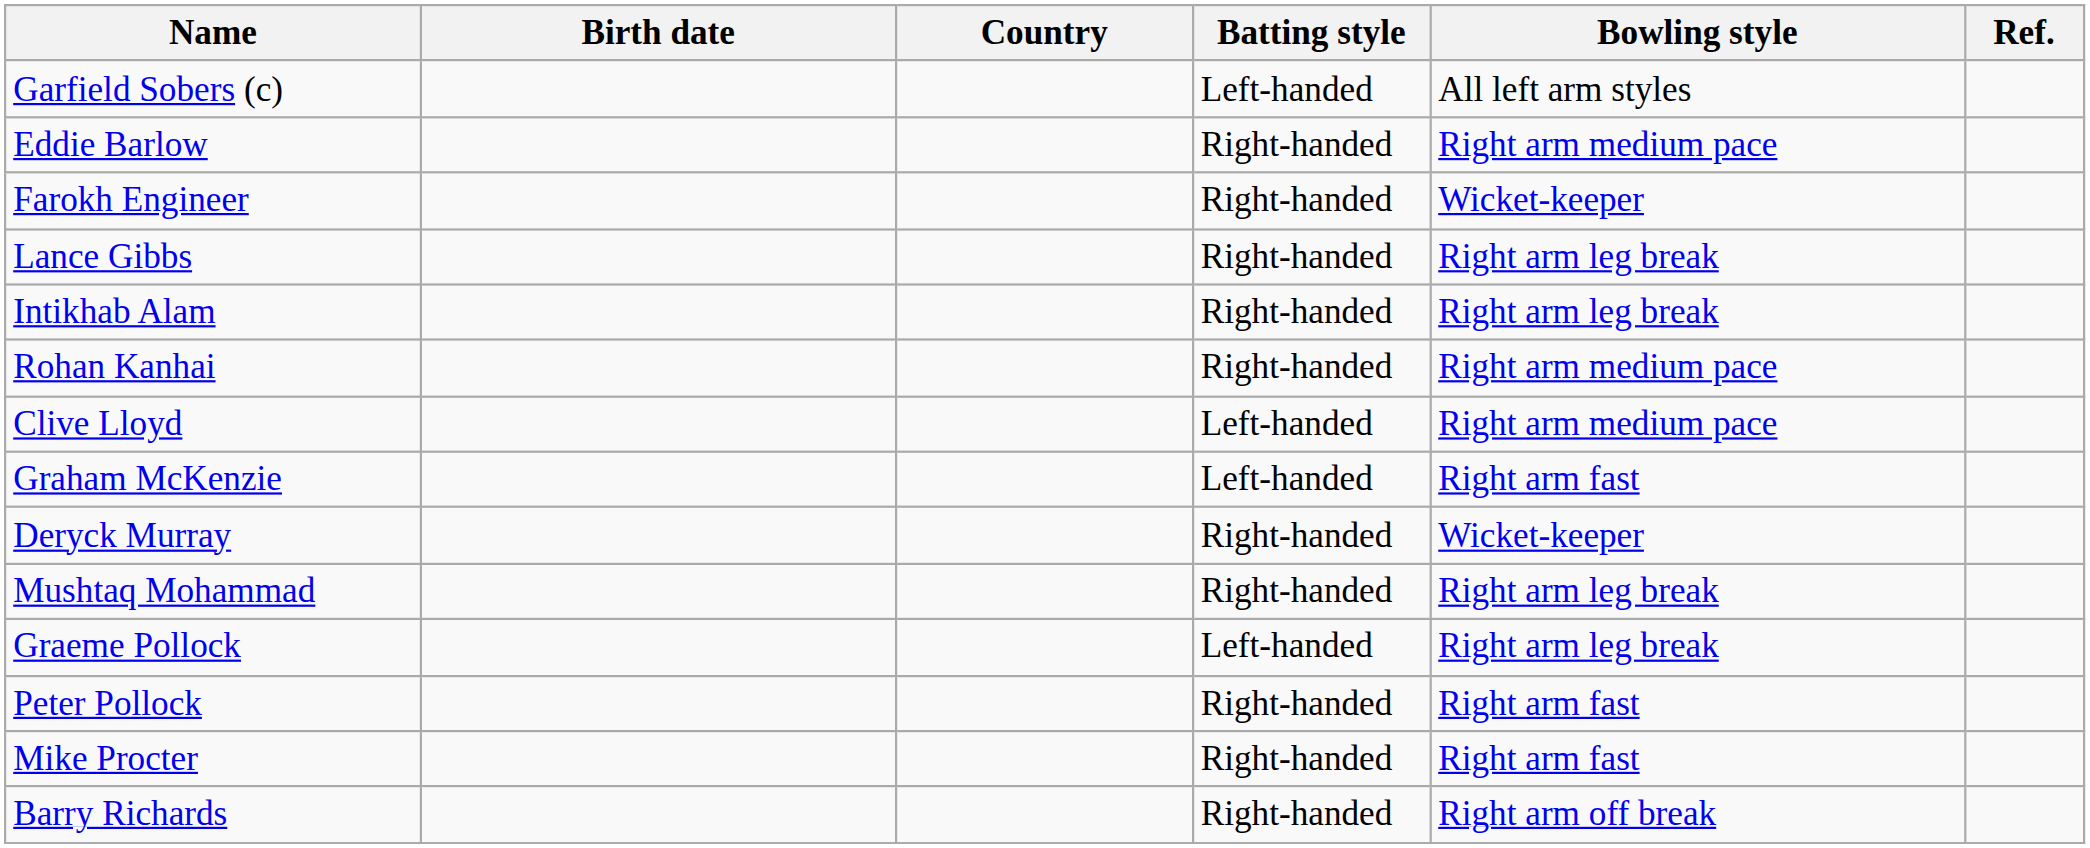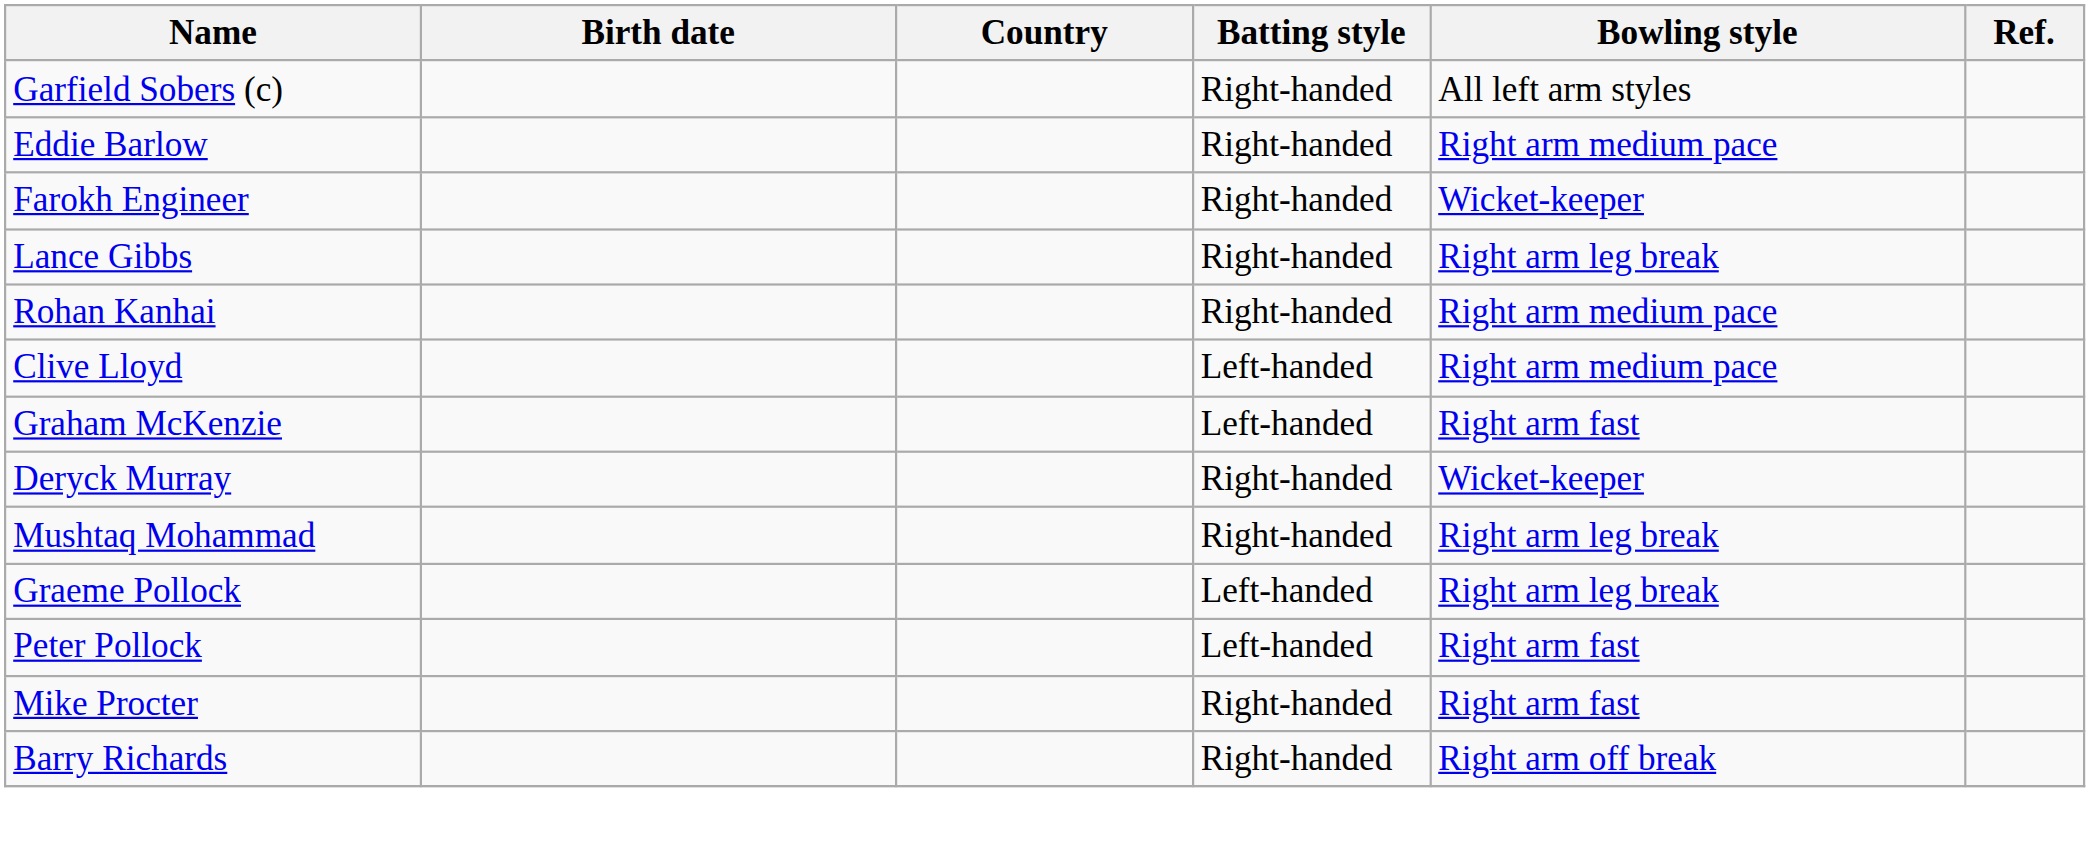(1287, 88) Left-handed -> (1297, 88) Right-handed
- row: (114, 311)
(1297, 702) Right-handed -> (1287, 646) Left-handed
